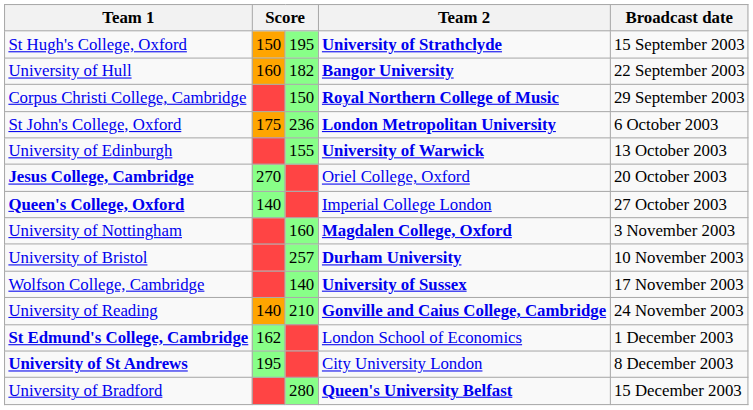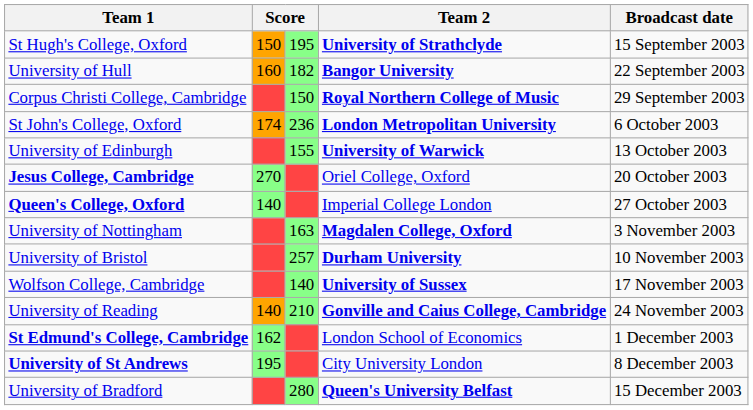(269, 124) 175 -> (269, 124) 174
(302, 230) 160 -> (302, 230) 163
